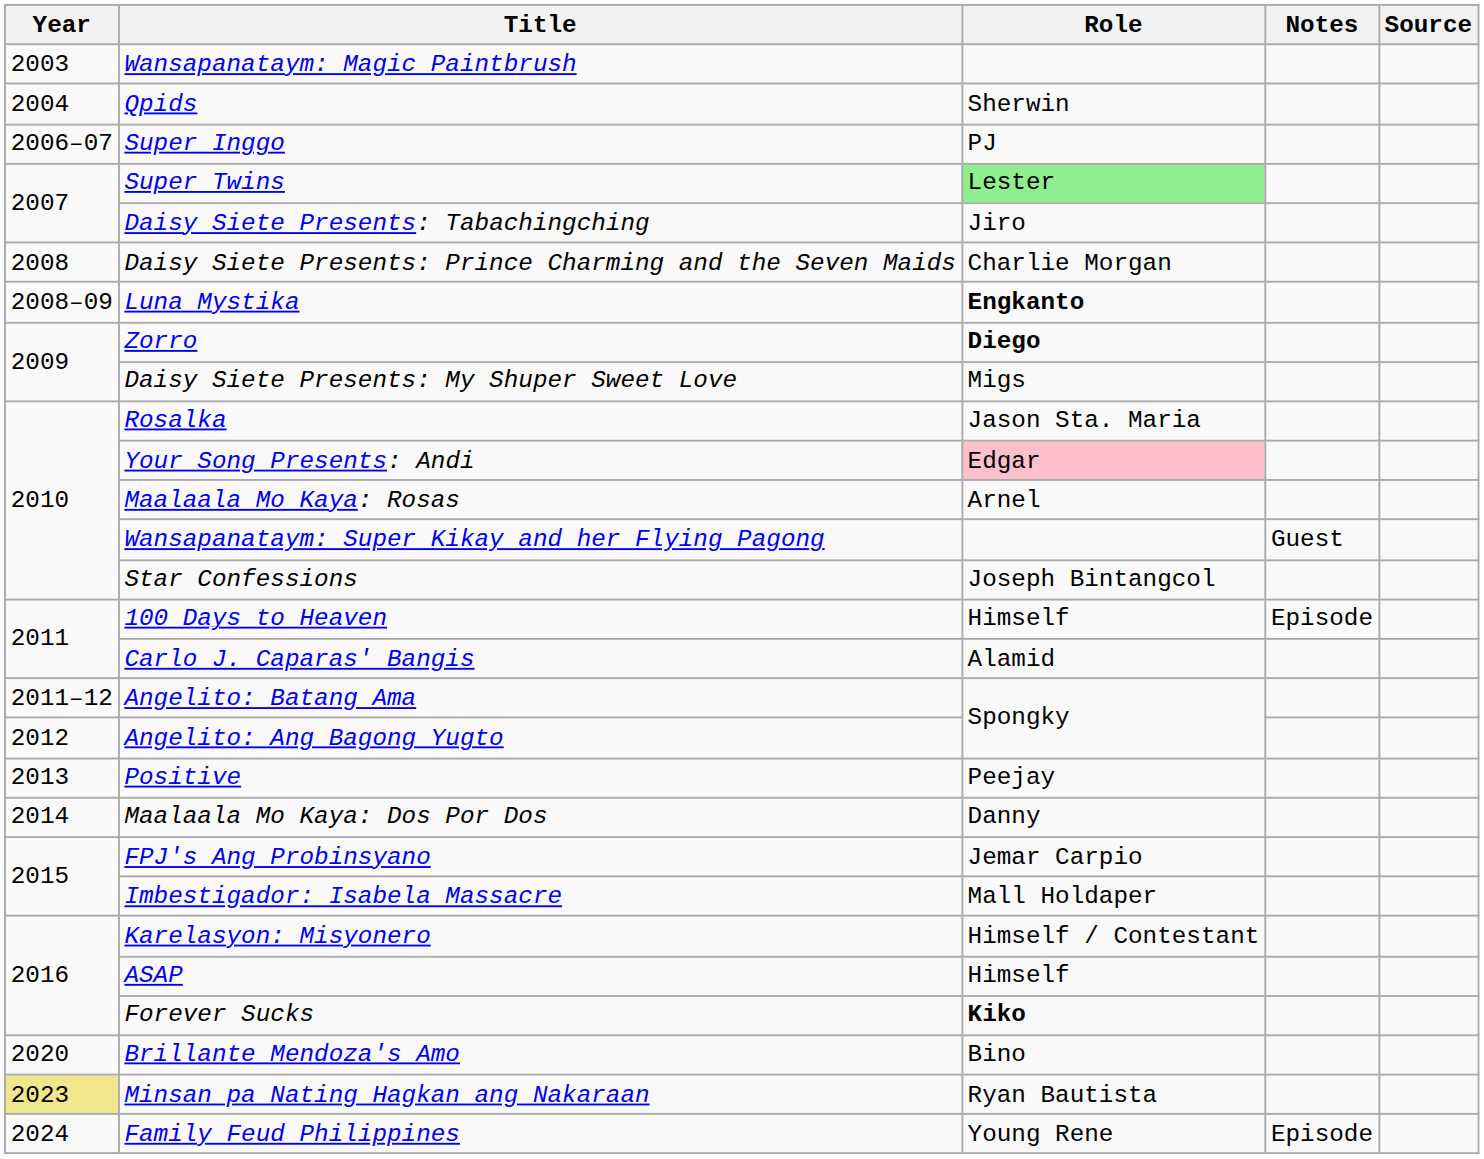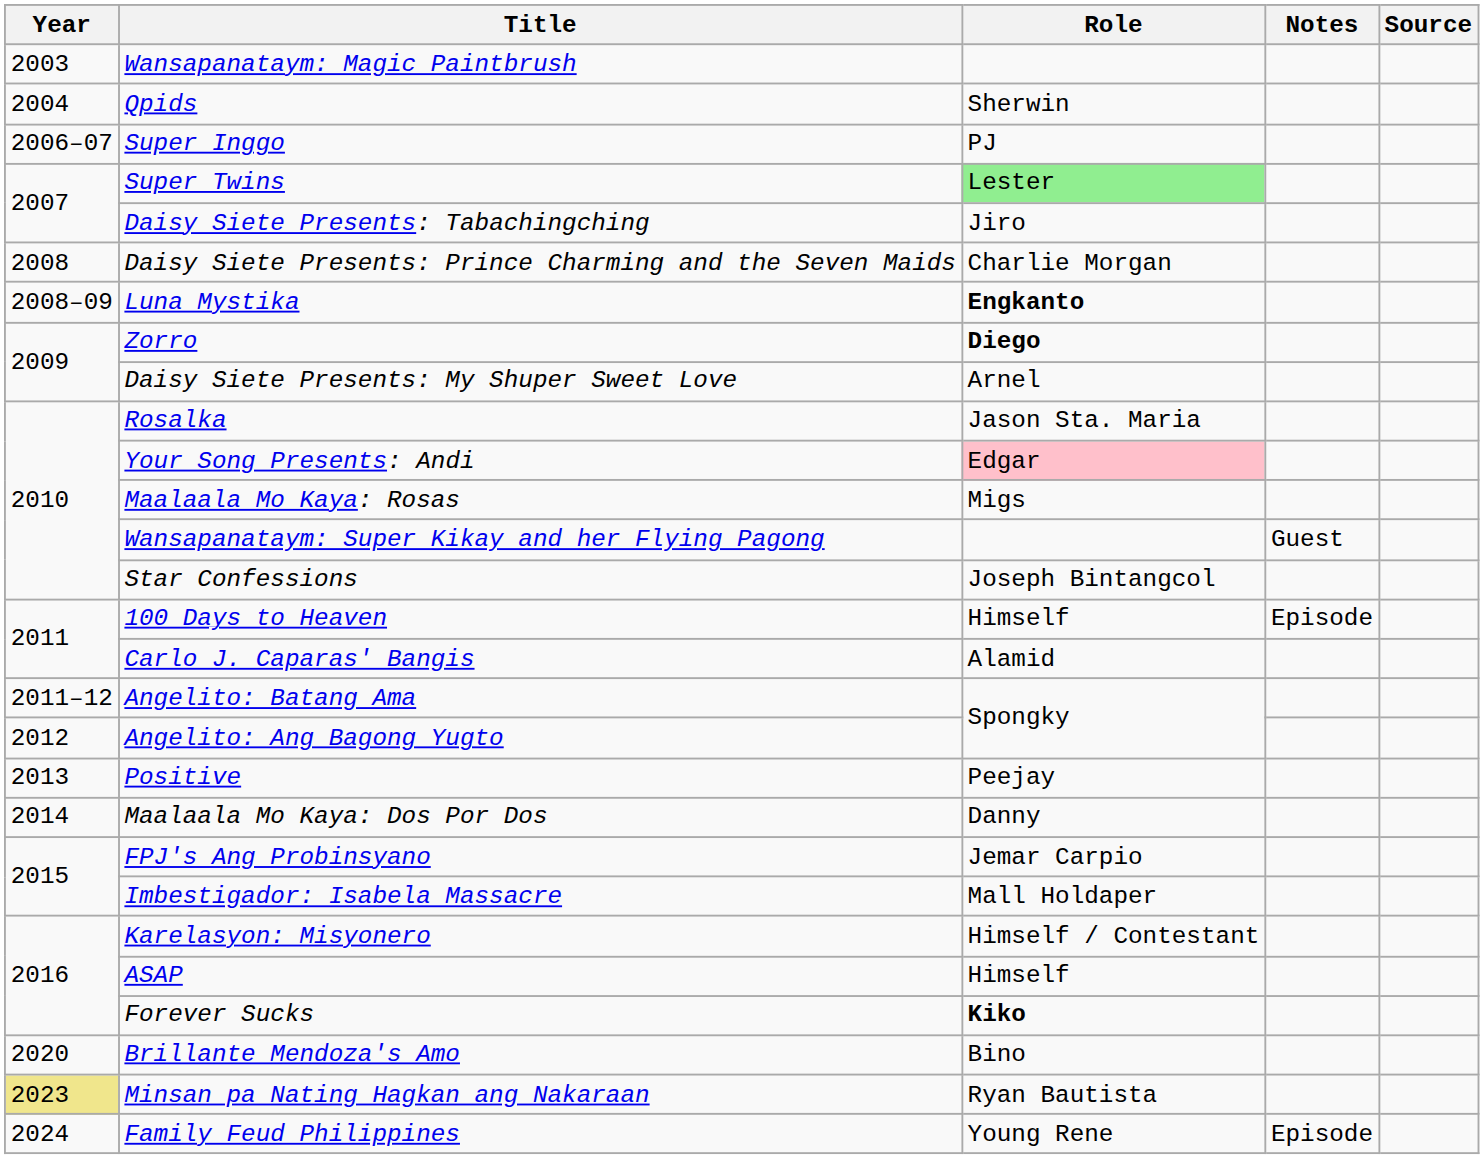(997, 381) Migs -> (1004, 381) Arnel
(1004, 500) Arnel -> (997, 500) Migs
